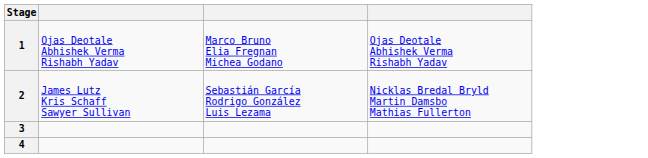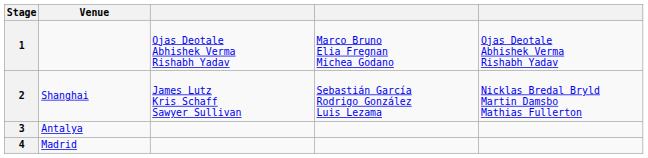+ column: (94, 12)
